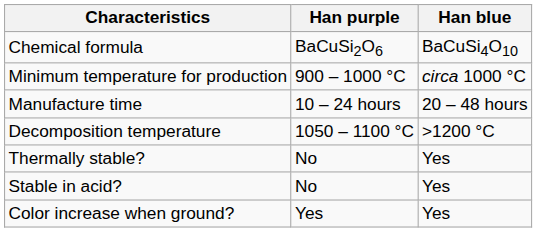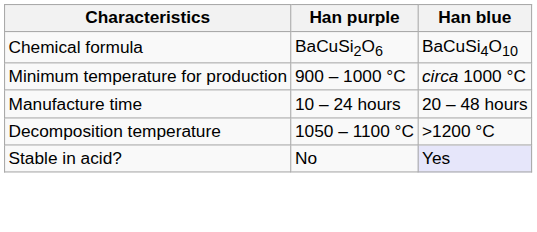- row: (77, 158)
(436, 186) no background -> (436, 158) lavender background
- row: (121, 213)
